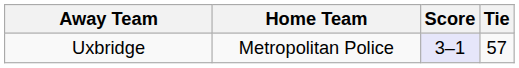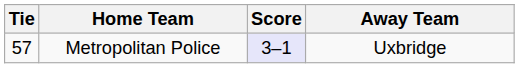columns swapped: (497, 18) <-> (109, 18)
